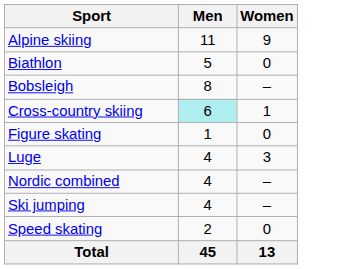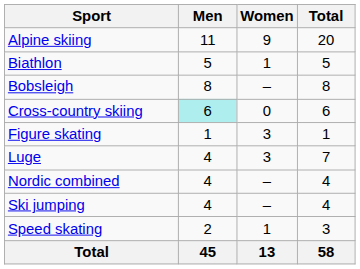+ column: (326, 16)
(267, 63) 0 -> (267, 63) 1
(267, 110) 1 -> (267, 110) 0
(267, 134) 0 -> (267, 134) 3
(267, 228) 0 -> (267, 228) 1
